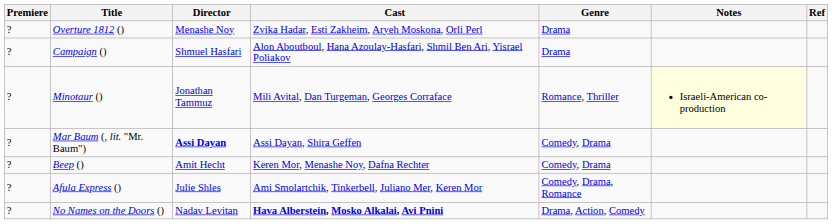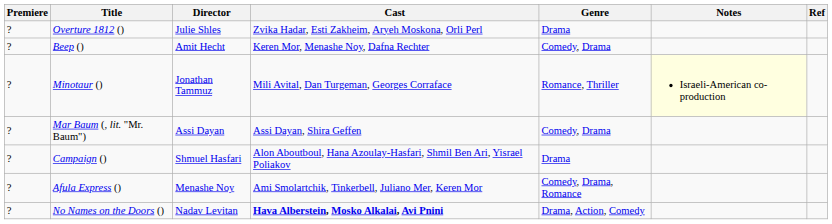(205, 29) Menashe Noy -> (198, 29) Julie Shles
rows swapped: (80, 52) <-> (68, 165)
(201, 142) bold -> (200, 130) normal
(198, 187) Julie Shles -> (205, 187) Menashe Noy
